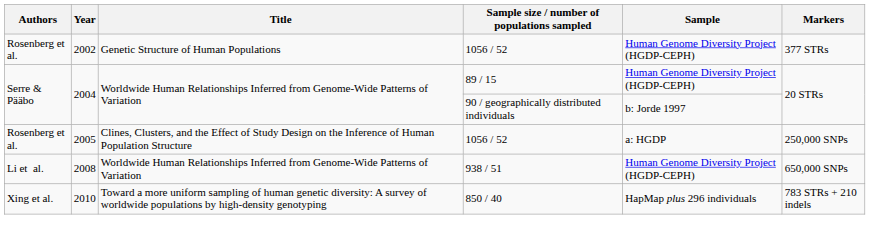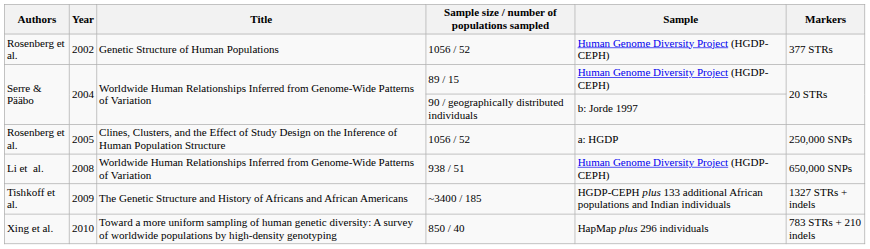+ row: (83, 199)
